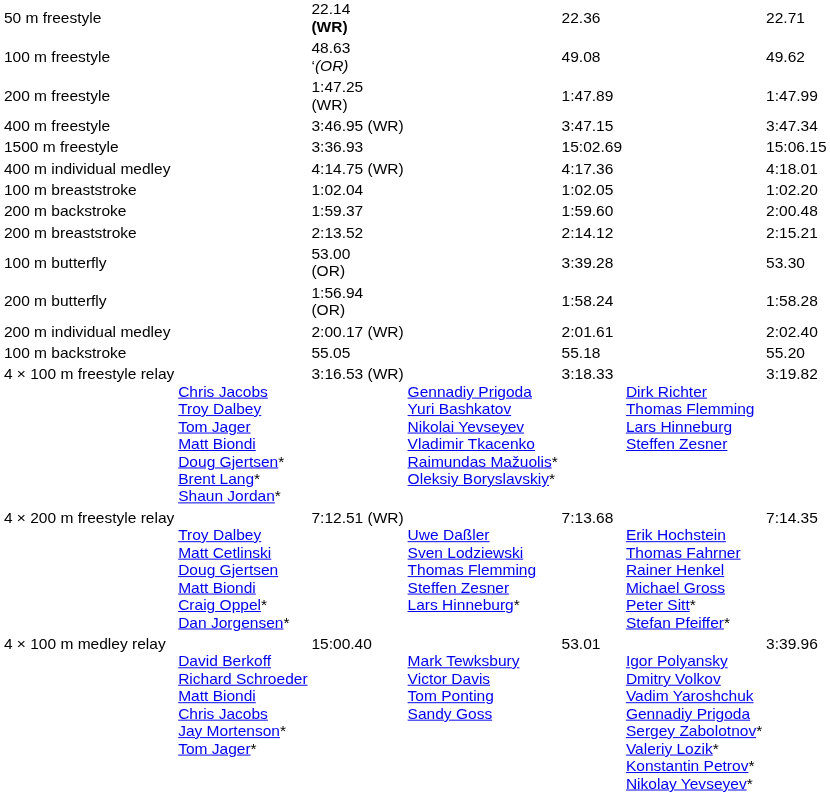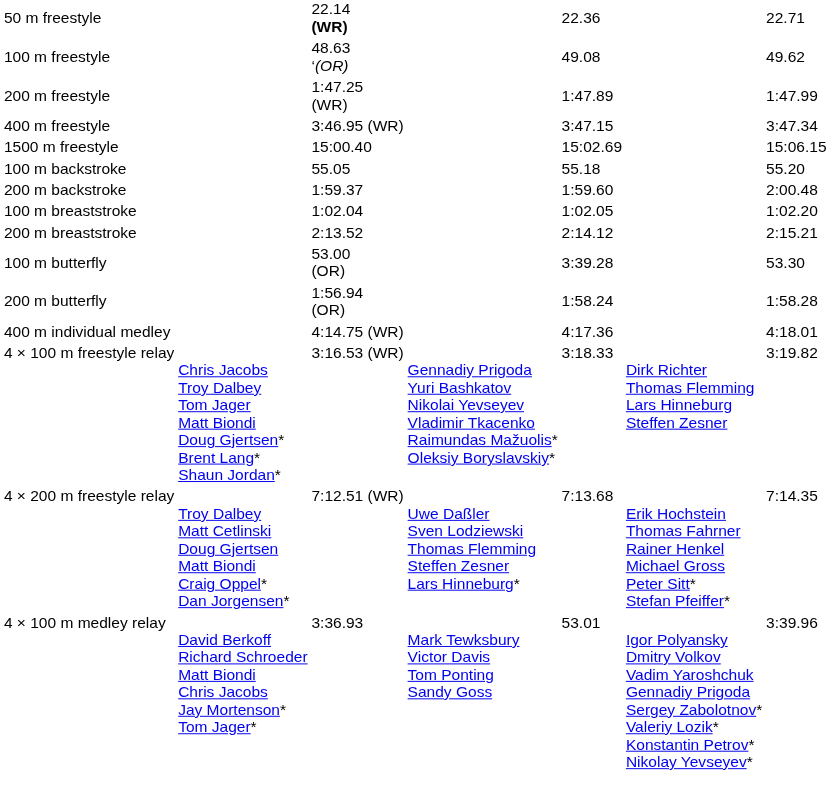(337, 147) 3:36.93 -> (342, 147) 15:00.40
rows swapped: (65, 353) <-> (87, 168)
rows swapped: (65, 211) <-> (70, 190)
- row: (87, 331)
(342, 644) 15:00.40 -> (337, 622) 3:36.93
